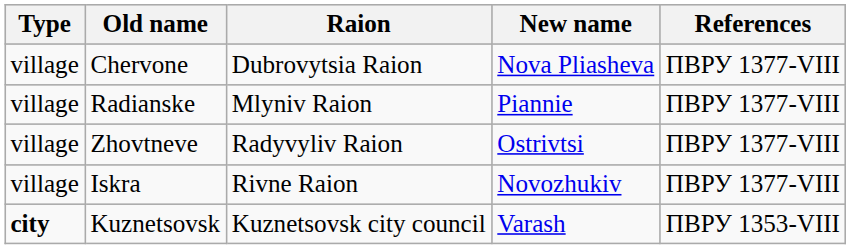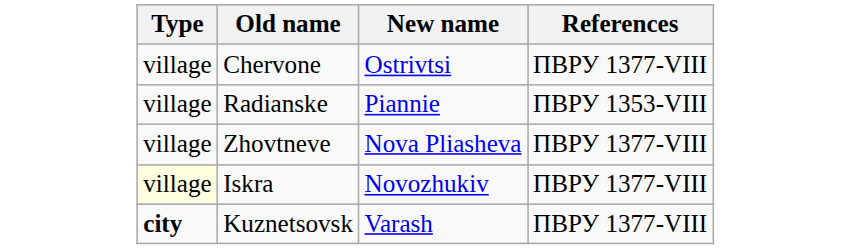- column: (359, 24)
(576, 64) Nova Pliasheva -> (408, 64) Ostrivtsi
(753, 104) ПВРУ 1377-VIII -> (620, 104) ПВРУ 1353-VIII
(541, 143) Ostrivtsi -> (443, 143) Nova Pliasheva
(45, 183) no background -> (177, 183) lightyellow background
(753, 223) ПВРУ 1353-VIII -> (620, 223) ПВРУ 1377-VIII
